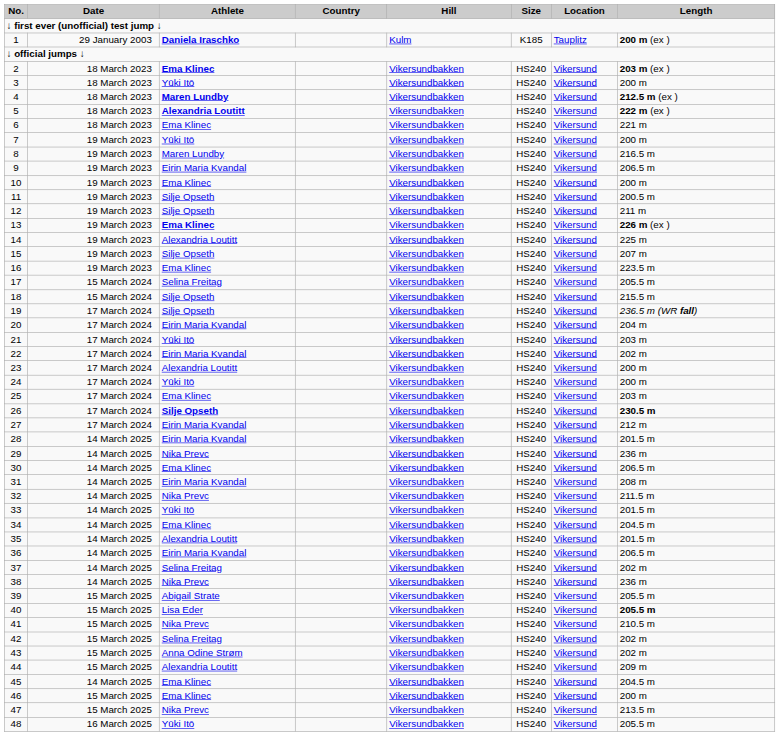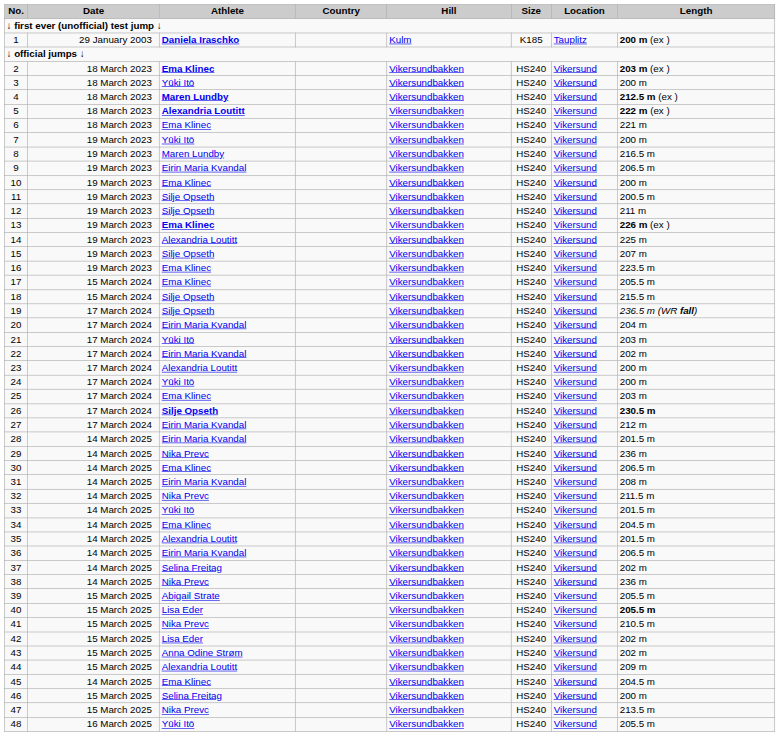(192, 282) Selina Freitag -> (186, 282) Ema Klinec
(192, 639) Selina Freitag -> (182, 639) Lisa Eder
(186, 696) Ema Klinec -> (192, 696) Selina Freitag
